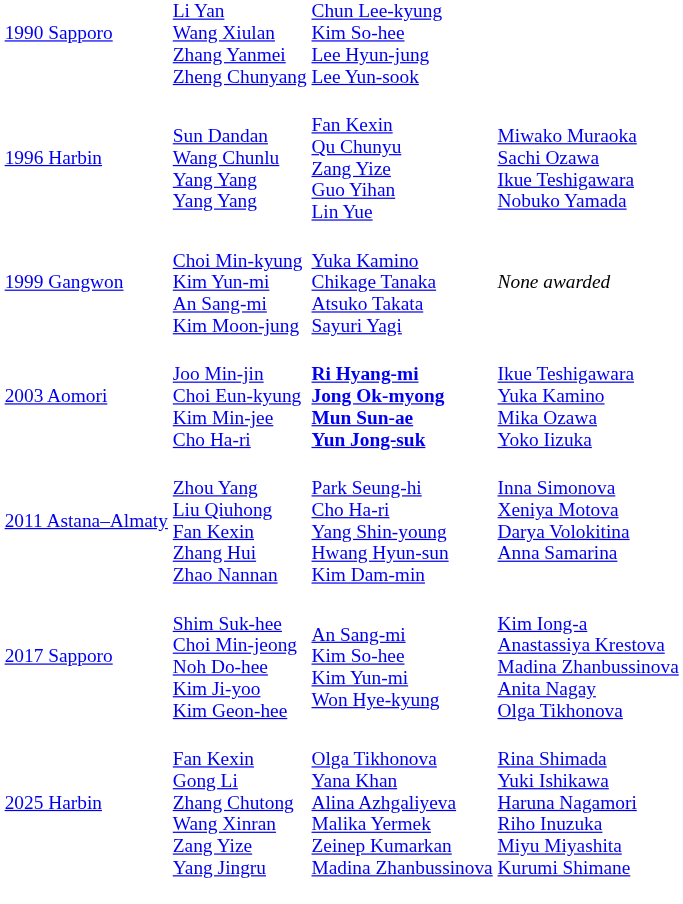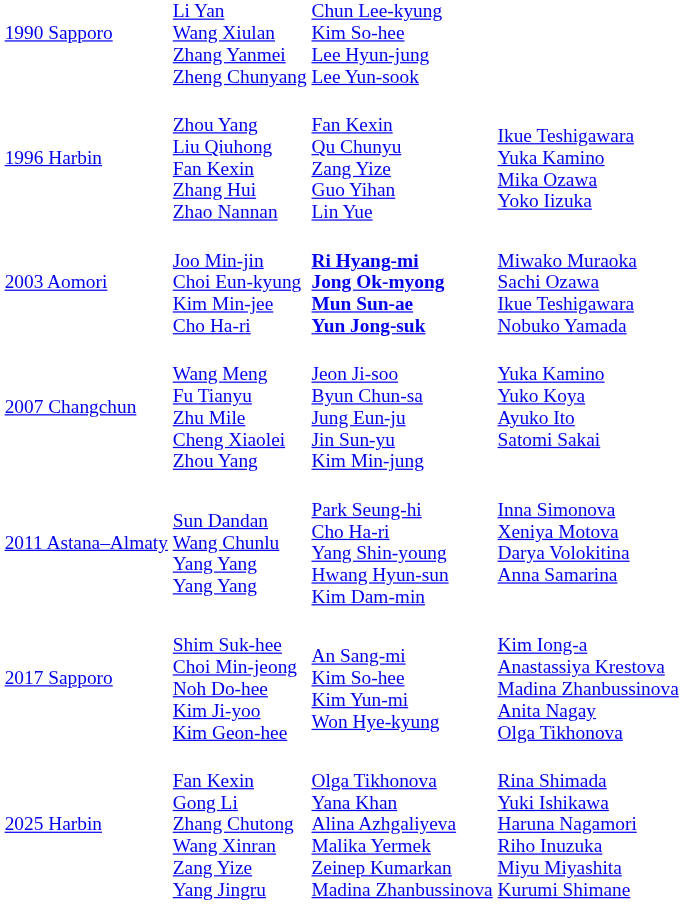(226, 168) Sun Dandan Wang Chunlu Yang Yang Yang Yang -> (225, 168) Zhou Yang Liu Qiuhong Fan Kexin Zhang Hui Zhao Nannan
(567, 168) Miwako Muraoka Sachi Ozawa Ikue Teshigawara Nobuko Yamada -> (566, 168) Ikue Teshigawara Yuka Kamino Mika Ozawa Yoko Iizuka
- row: (64, 282)
(566, 406) Ikue Teshigawara Yuka Kamino Mika Ozawa Yoko Iizuka -> (567, 293) Miwako Muraoka Sachi Ozawa Ikue Teshigawara Nobuko Yamada
+ row: (70, 406)
(225, 531) Zhou Yang Liu Qiuhong Fan Kexin Zhang Hui Zhao Nannan -> (226, 553) Sun Dandan Wang Chunlu Yang Yang Yang Yang
